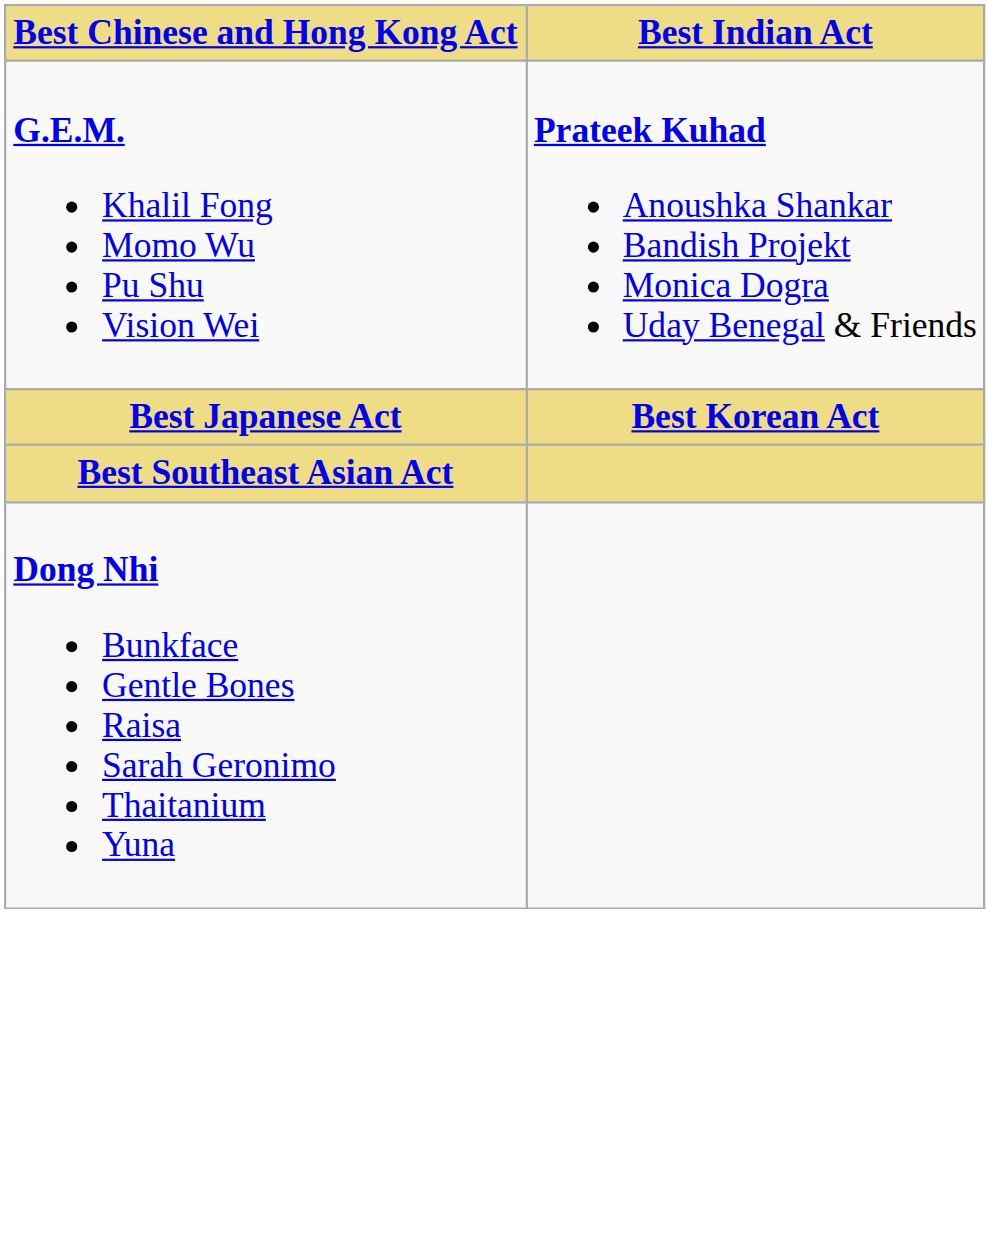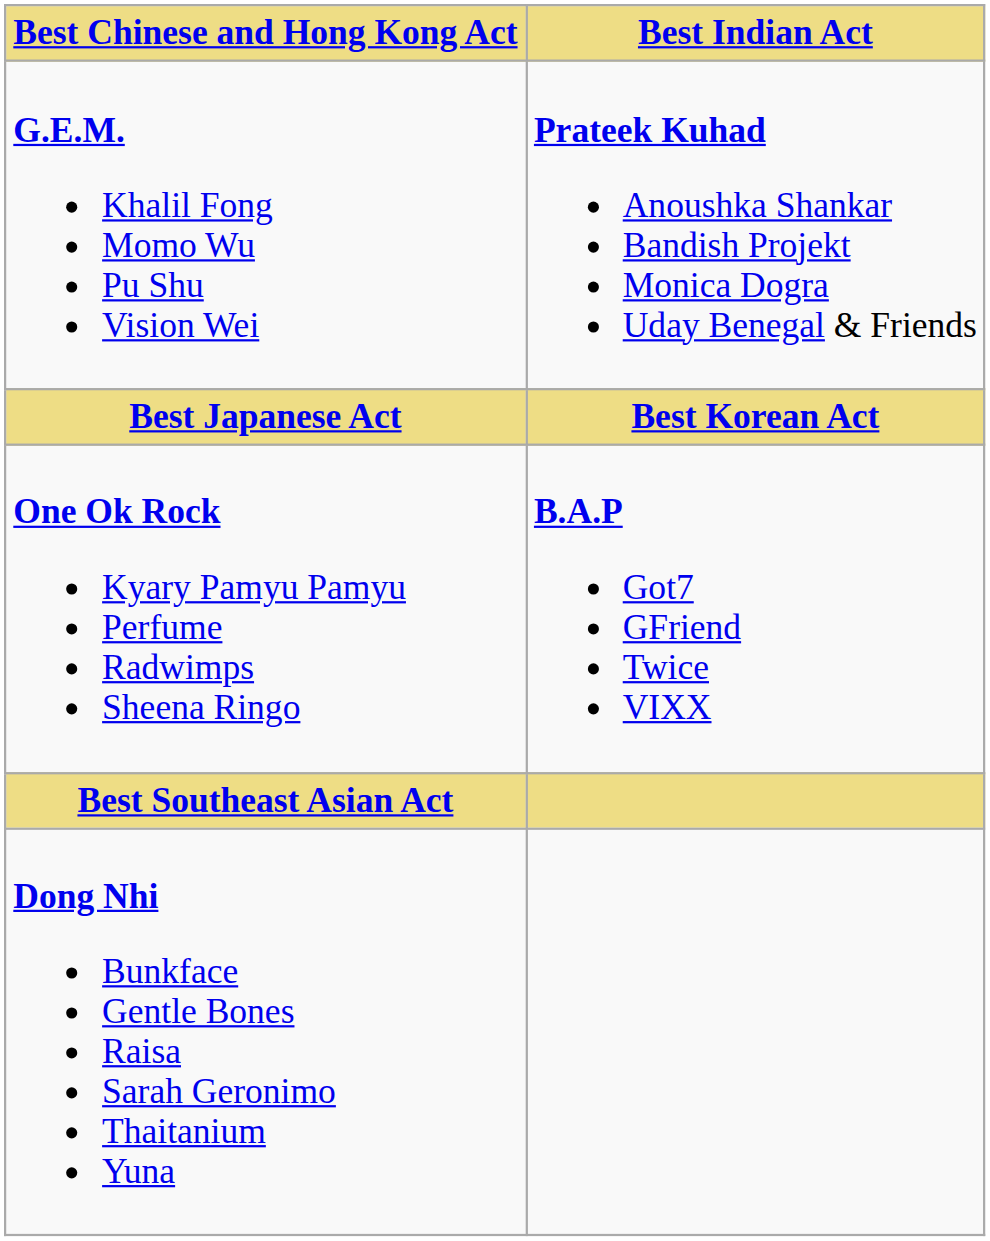+ row: (265, 611)
